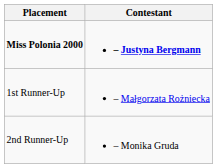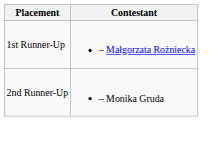- row: (45, 44)
